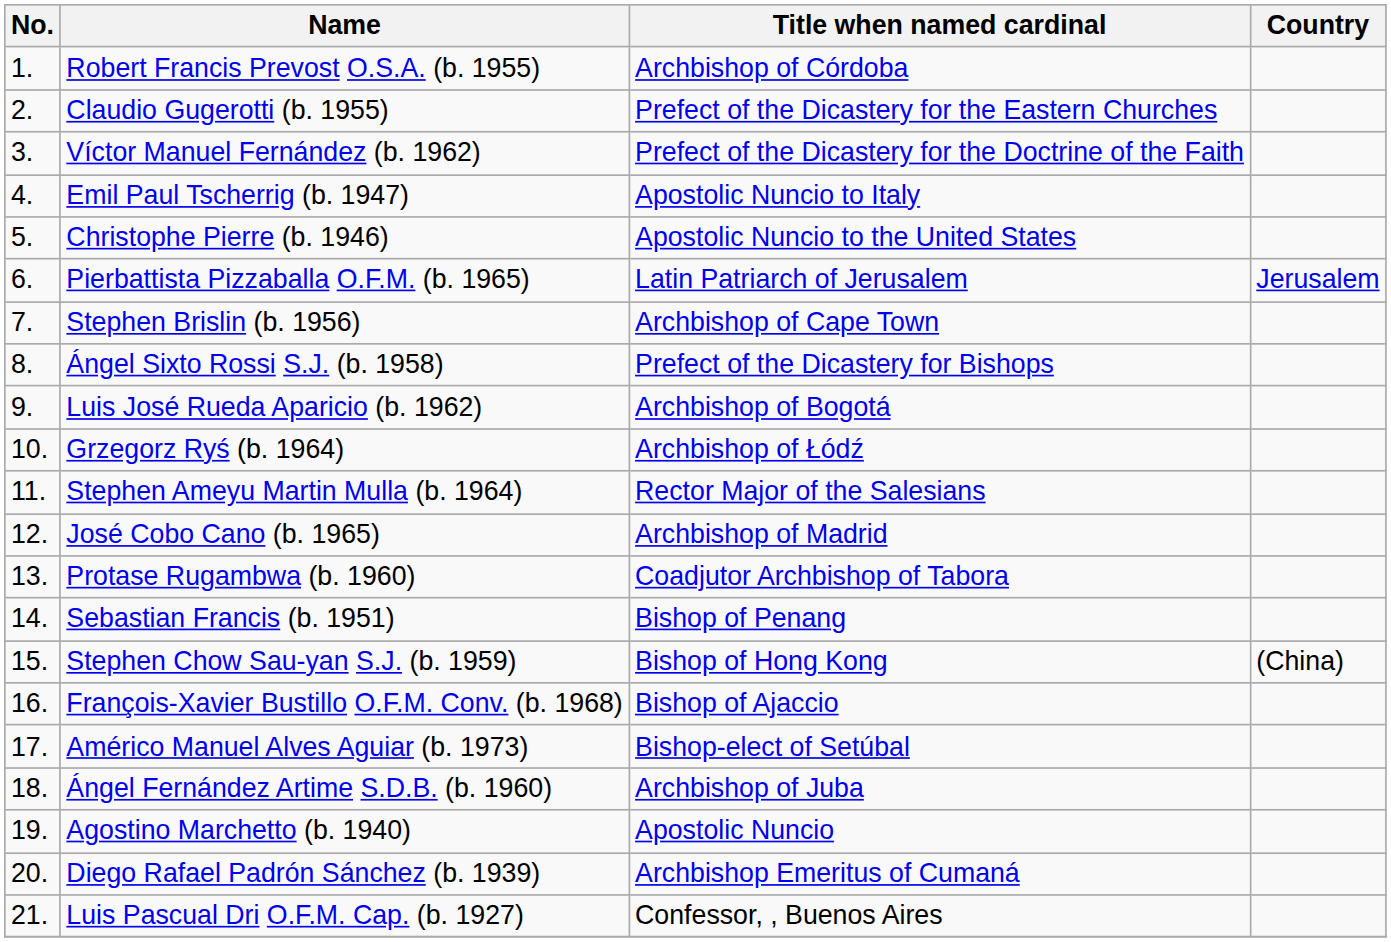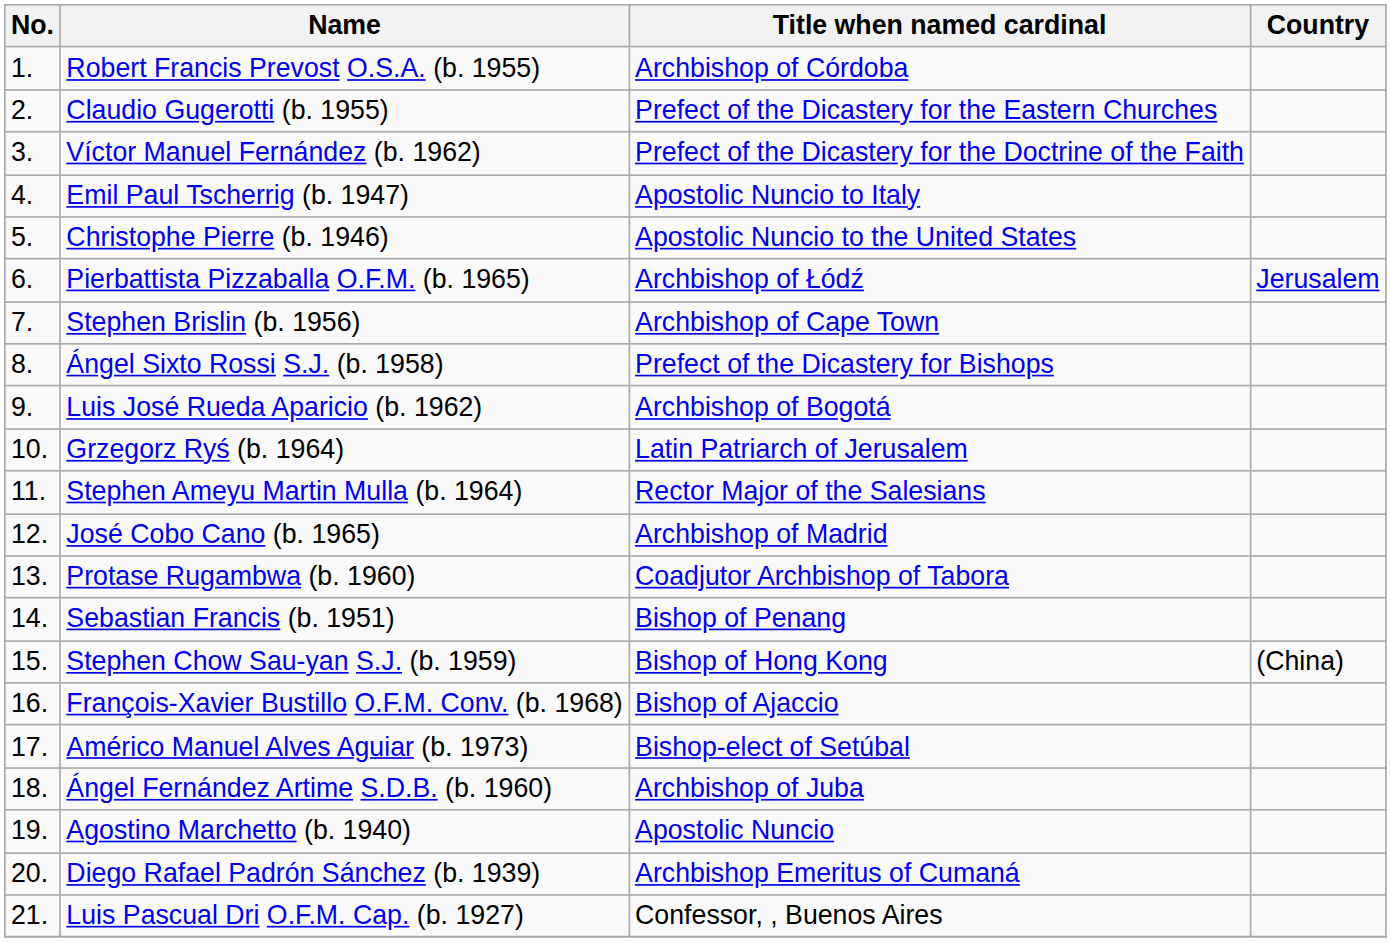(801, 279) Latin Patriarch of Jerusalem -> (749, 279) Archbishop of Łódź
(749, 449) Archbishop of Łódź -> (801, 449) Latin Patriarch of Jerusalem
